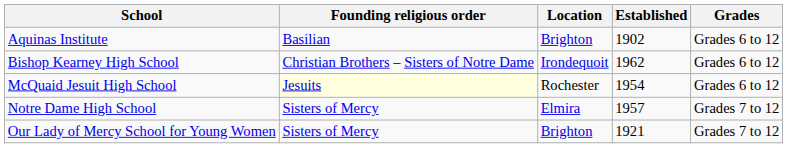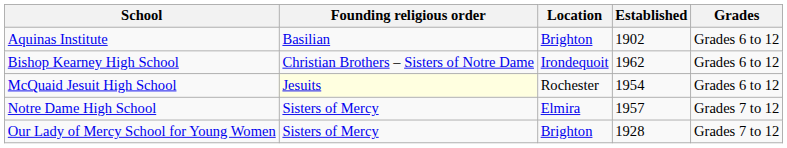(630, 131) 1921 -> (630, 131) 1928
